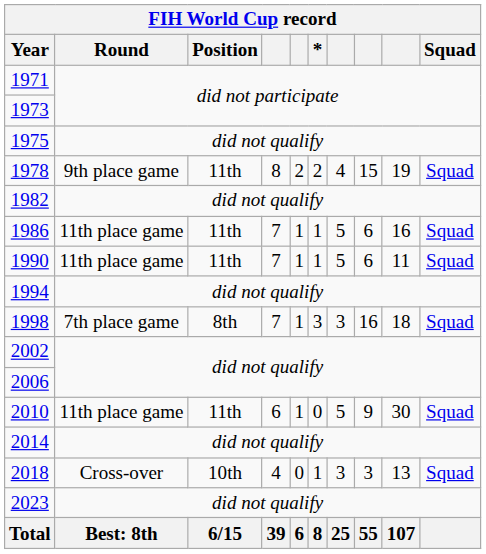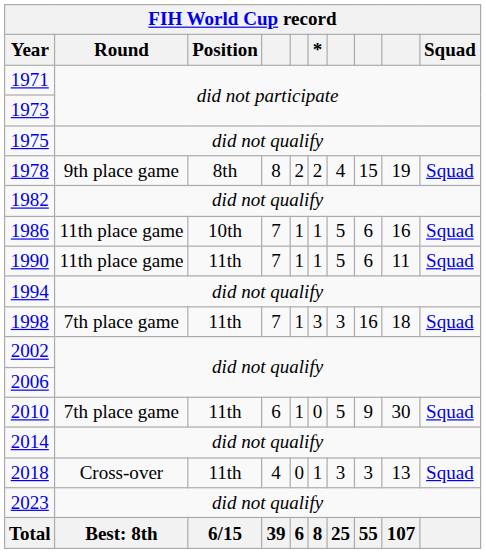(225, 170) 11th -> (225, 170) 8th
(225, 230) 11th -> (225, 230) 10th
(225, 321) 8th -> (225, 321) 11th
(121, 412) 11th place game -> (121, 412) 7th place game
(225, 472) 10th -> (225, 472) 11th
